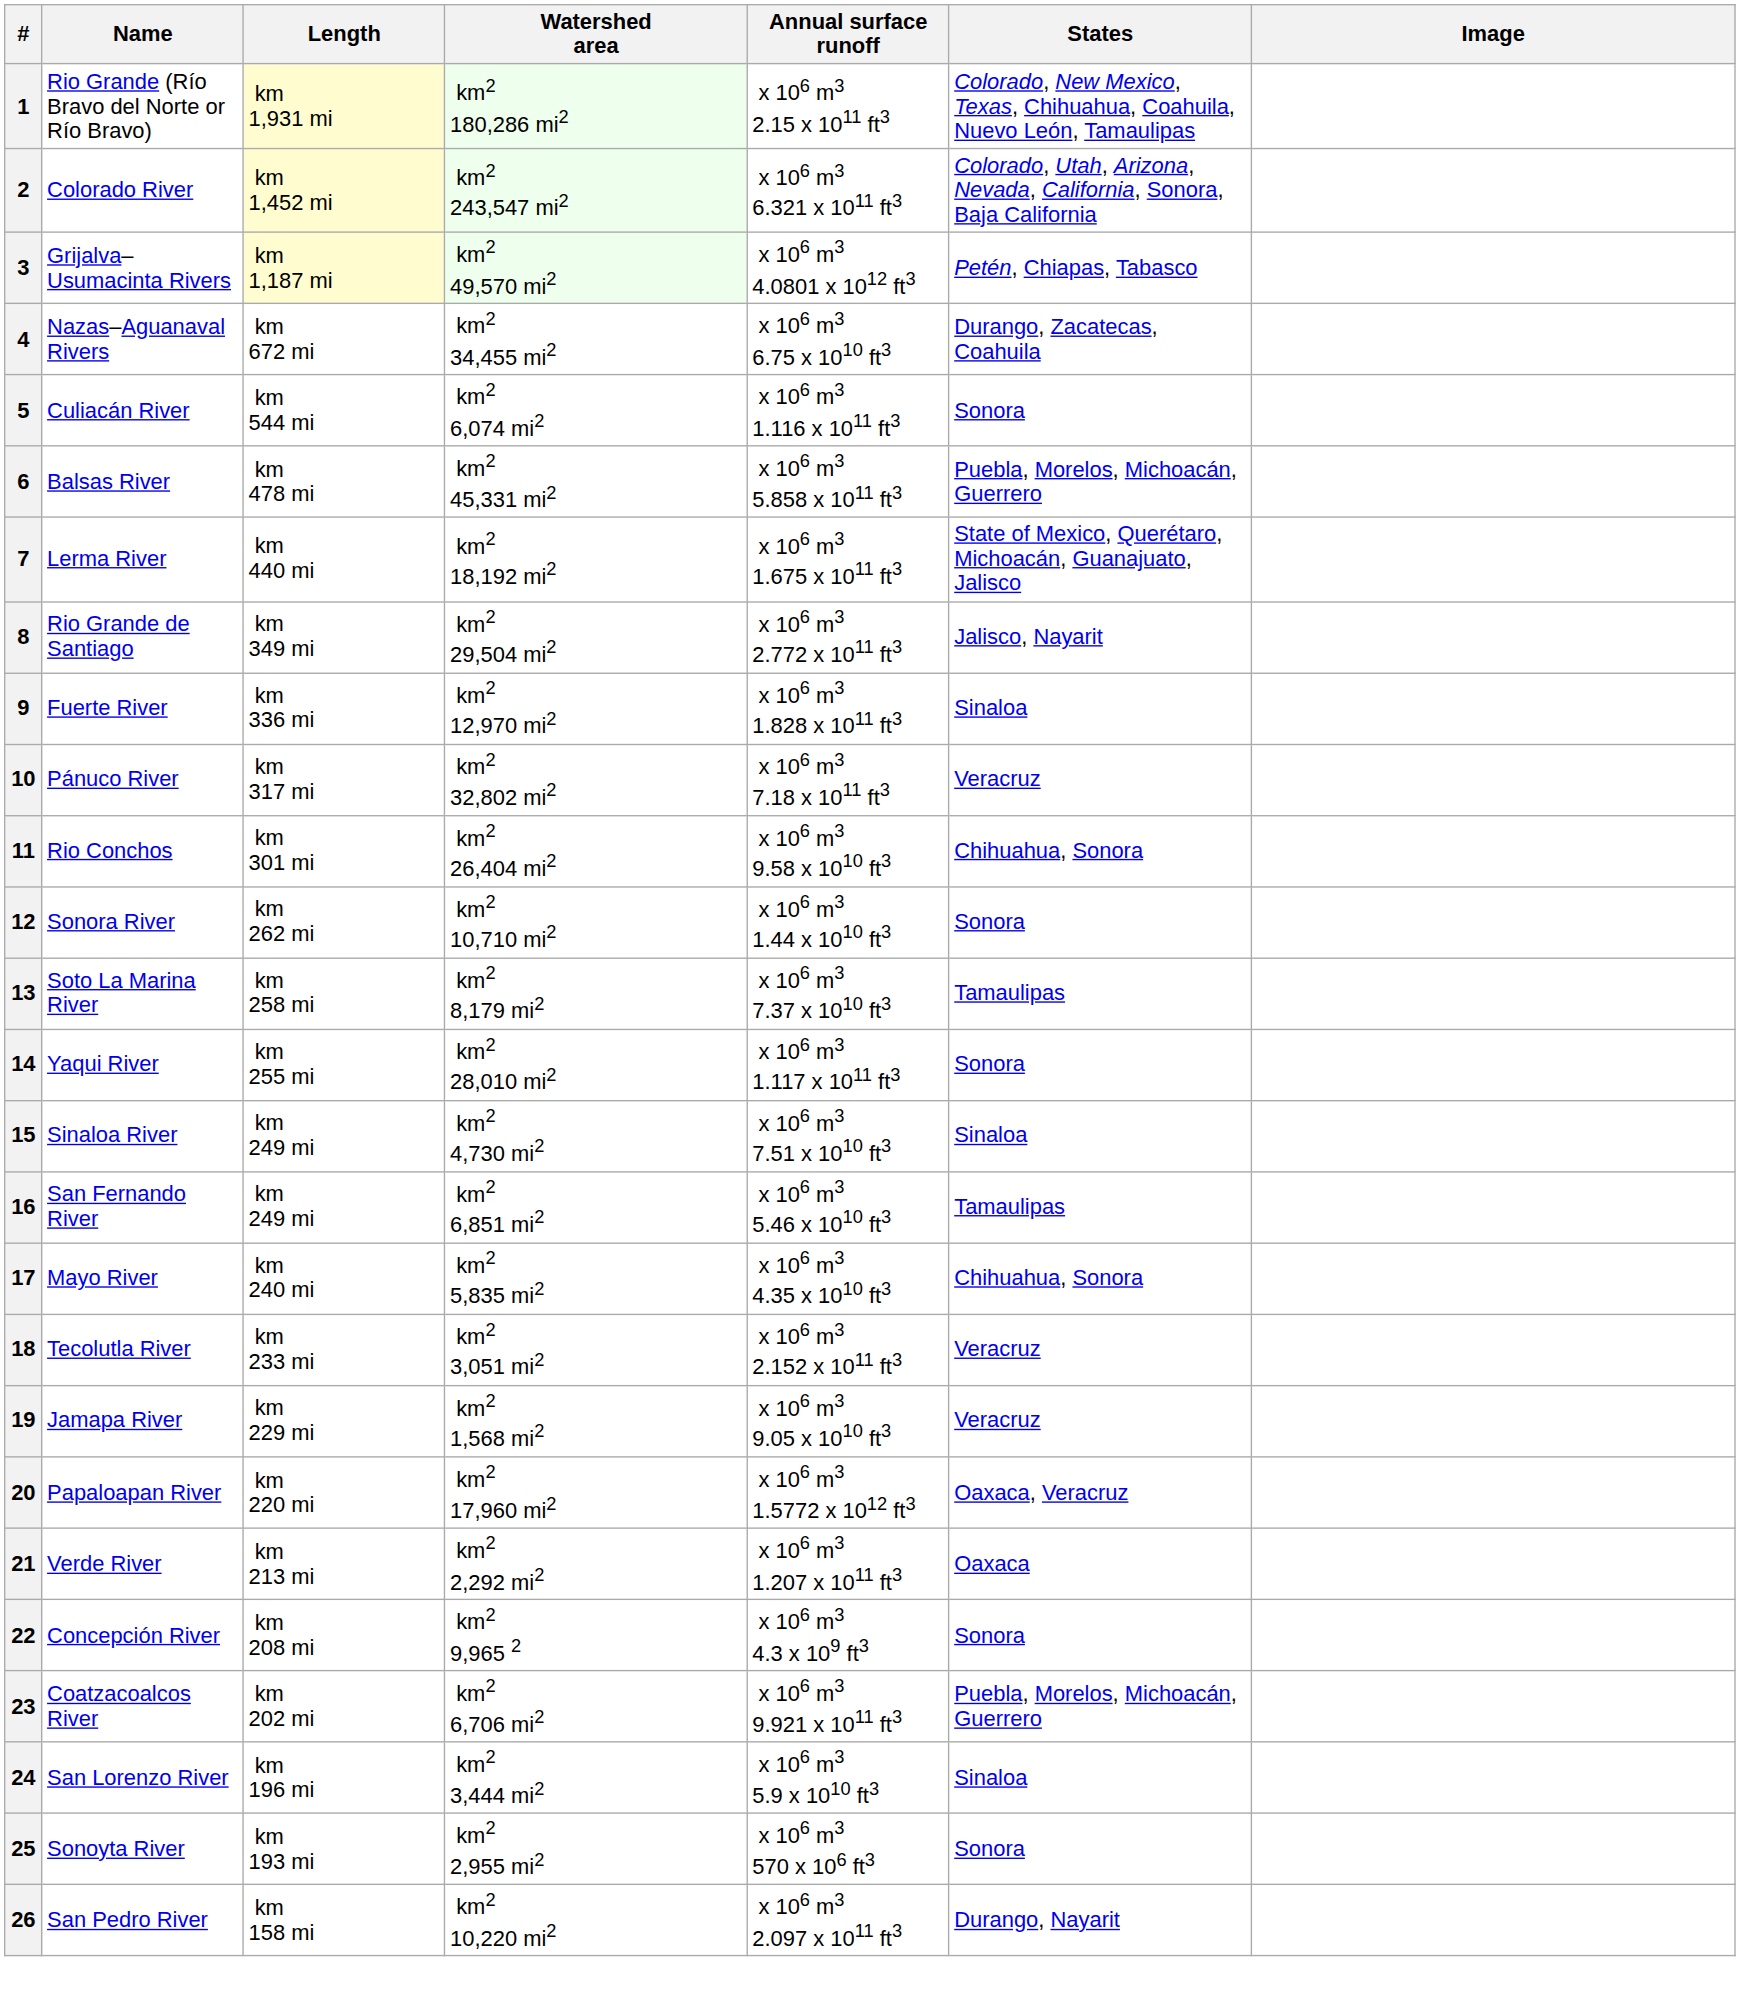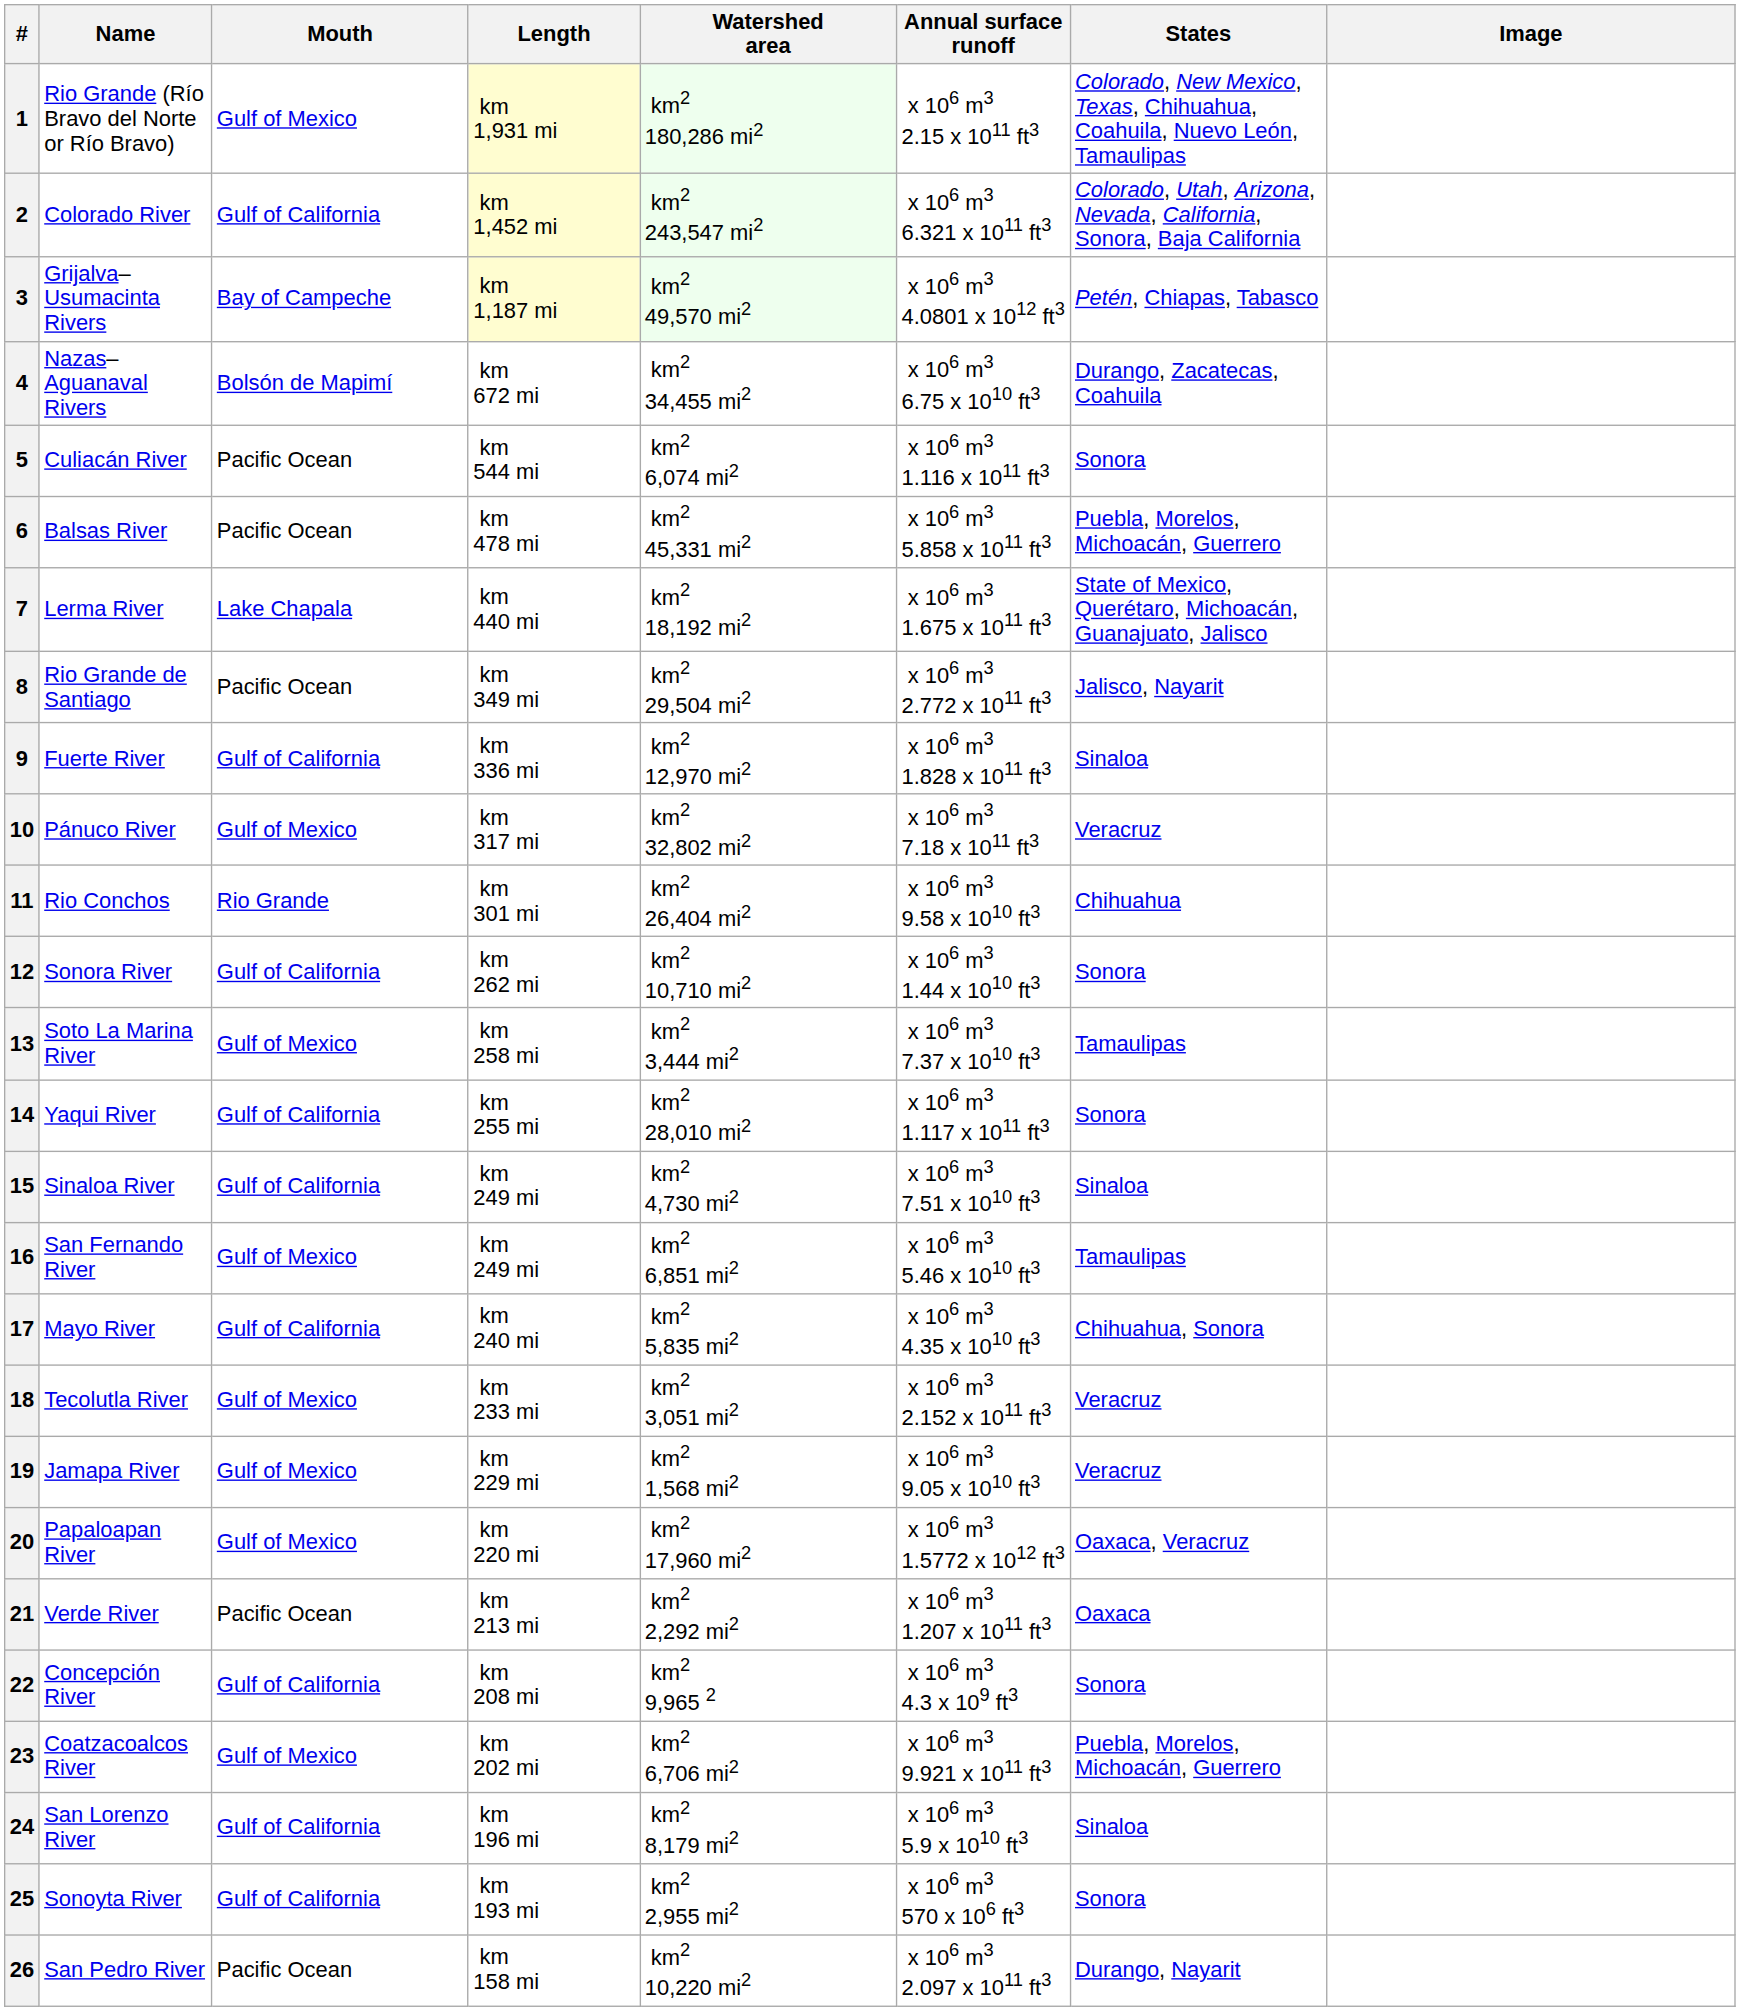+ column: (340, 34)
(1049, 850) Chihuahua, Sonora -> (1128, 901) Chihuahua
(497, 993) km2 8,179 mi2 -> (692, 1043) km2 3,444 mi2
(497, 1777) km2 3,444 mi2 -> (692, 1827) km2 8,179 mi2
